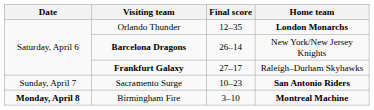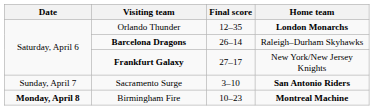(312, 47) New York/New Jersey Knights -> (312, 42) Raleigh–Durham Skyhawks
(312, 68) Raleigh–Durham Skyhawks -> (312, 62) New York/New Jersey Knights
(231, 83) 10–23 -> (231, 83) 3–10
(231, 98) 3–10 -> (231, 98) 10–23
